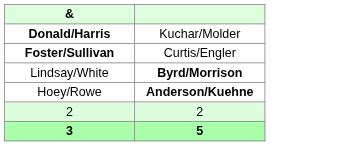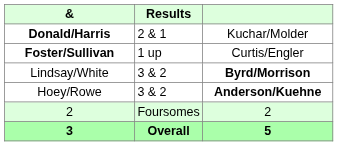+ column: (169, 14)
